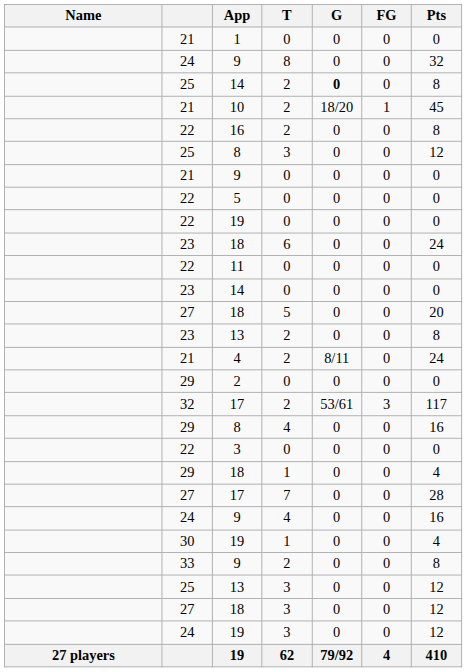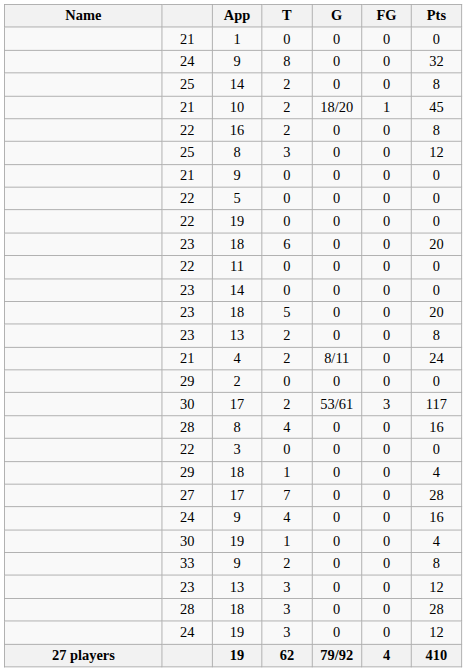(337, 84) bold -> (337, 84) normal
(436, 244) 24 -> (436, 244) 20
(187, 312) 27 -> (187, 312) 23
(187, 404) 32 -> (187, 404) 30
(187, 426) 29 -> (187, 426) 28
(187, 586) 25 -> (187, 586) 23
(187, 609) 27 -> (187, 609) 28
(436, 609) 12 -> (436, 609) 28
